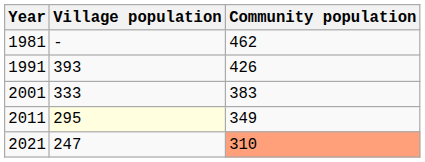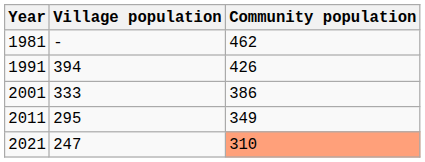(67, 68) 393 -> (67, 68) 394
(243, 94) 383 -> (243, 94) 386
(67, 119) lightyellow background -> (67, 119) no background
